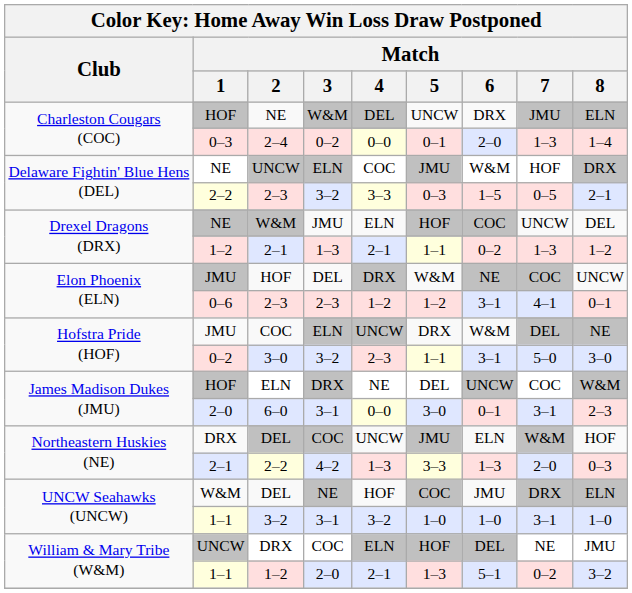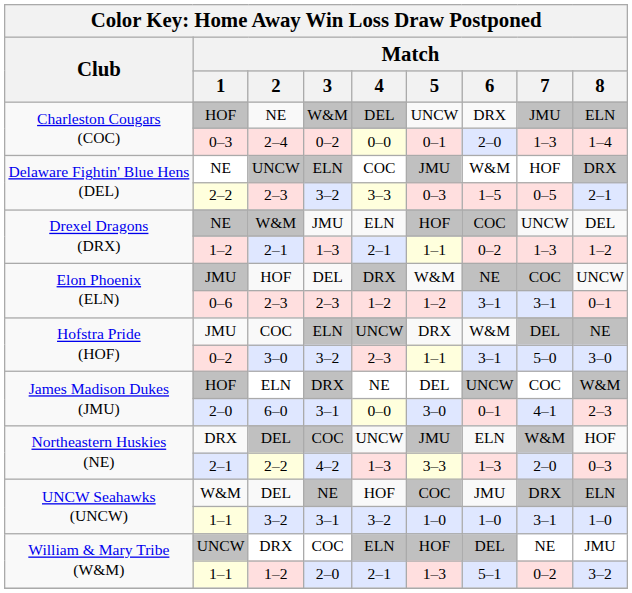(545, 303) 4–1 -> (545, 303) 3–1
(545, 412) 3–1 -> (545, 412) 4–1
